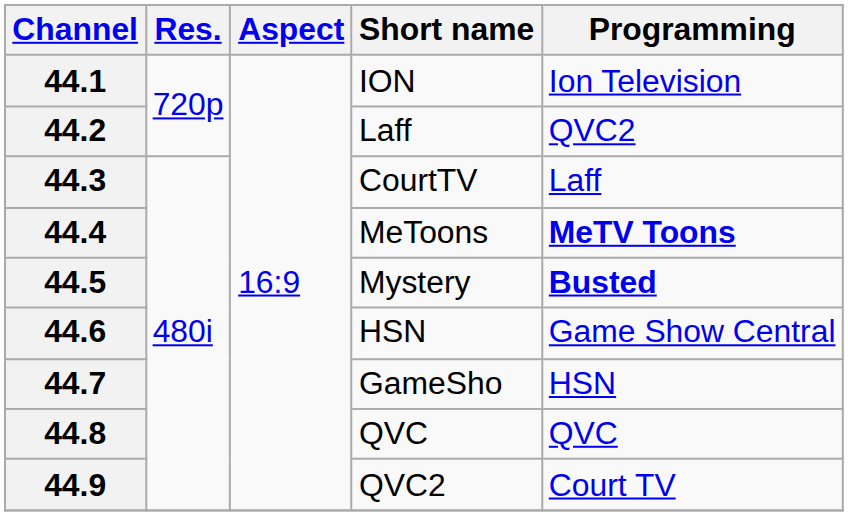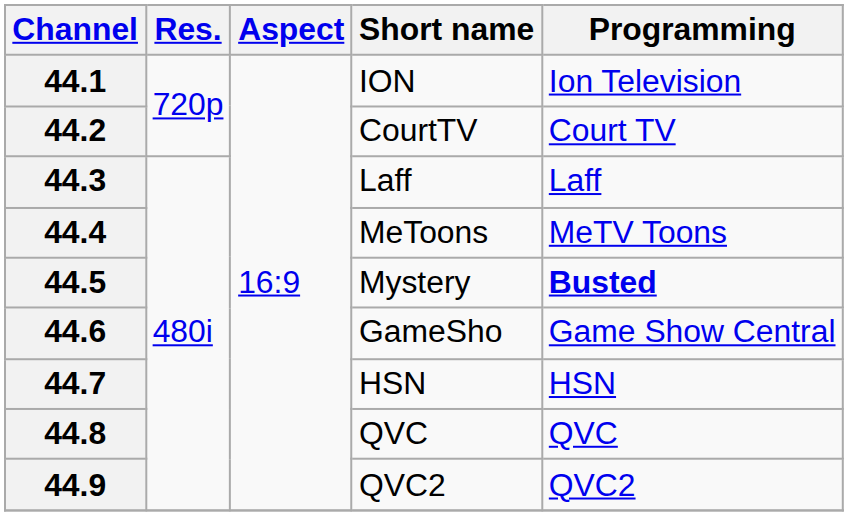(385, 130) Laff -> (418, 130) CourtTV
(592, 130) QVC2 -> (612, 130) Court TV
(418, 181) CourtTV -> (385, 181) Laff
(642, 231) bold -> (638, 231) normal
(393, 332) HSN -> (431, 332) GameSho
(431, 383) GameSho -> (393, 383) HSN
(612, 484) Court TV -> (592, 484) QVC2
